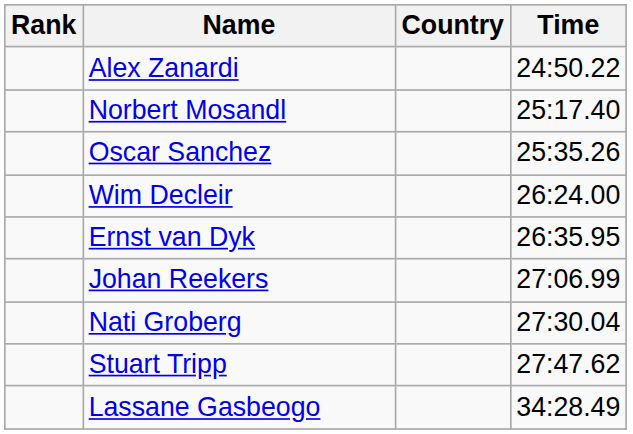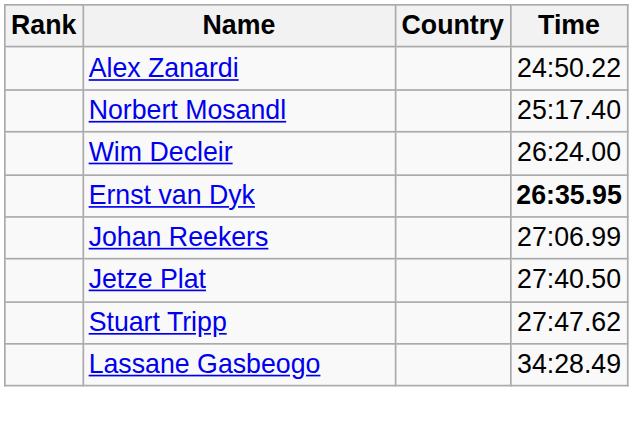- row: (180, 152)
(568, 237) normal -> (569, 195) bold
- row: (165, 322)
+ row: (147, 279)
